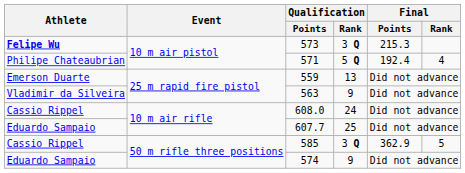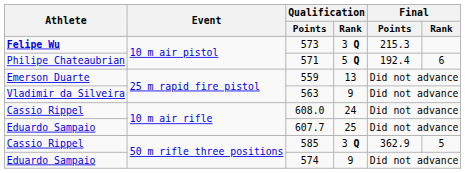(441, 61) 4 -> (441, 61) 6
